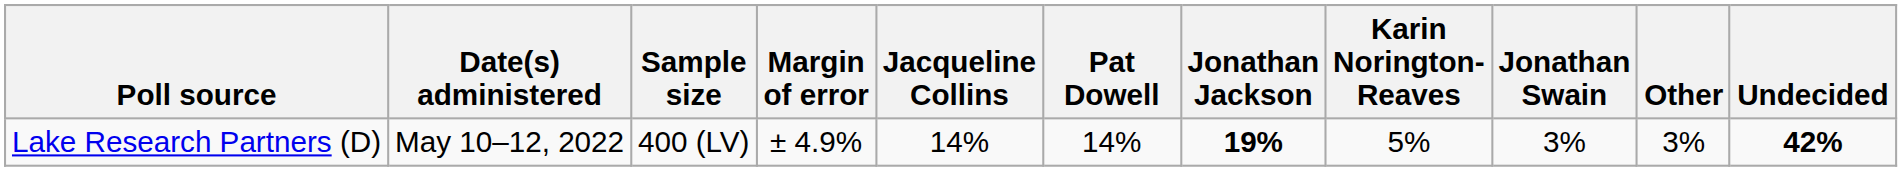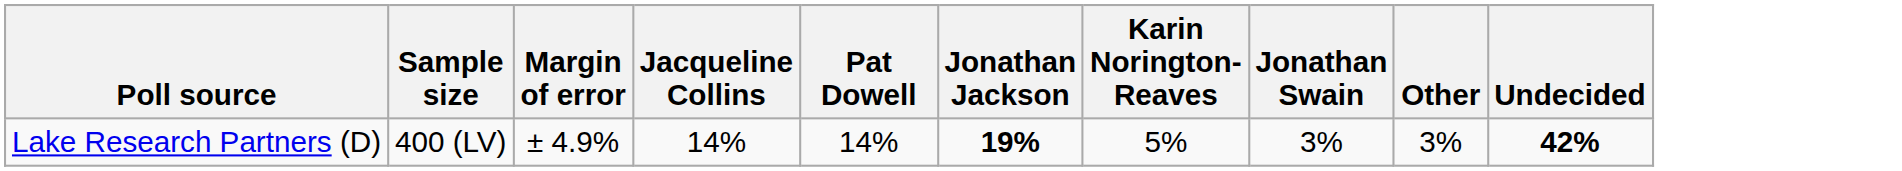- column: (510, 78)
